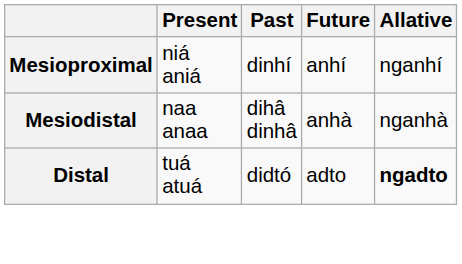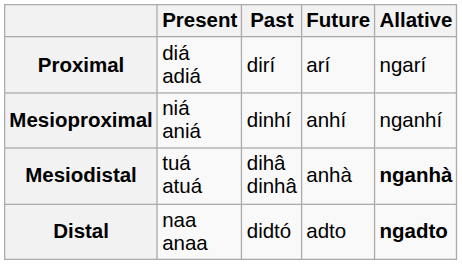+ row: (81, 64)
(185, 120) naa anaa -> (182, 175) tuá atuá
(414, 120) normal -> (416, 175) bold
(182, 175) tuá atuá -> (185, 231) naa anaa
